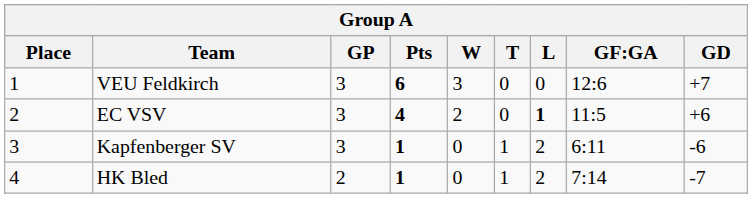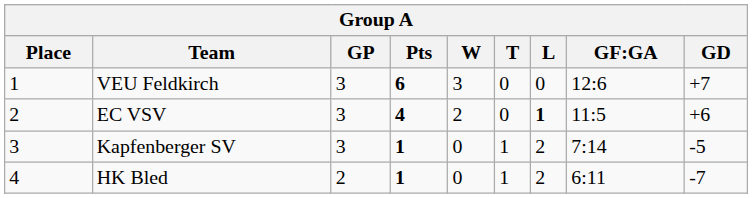(589, 146) 6:11 -> (589, 146) 7:14
(697, 146) -6 -> (697, 146) -5
(589, 177) 7:14 -> (589, 177) 6:11
